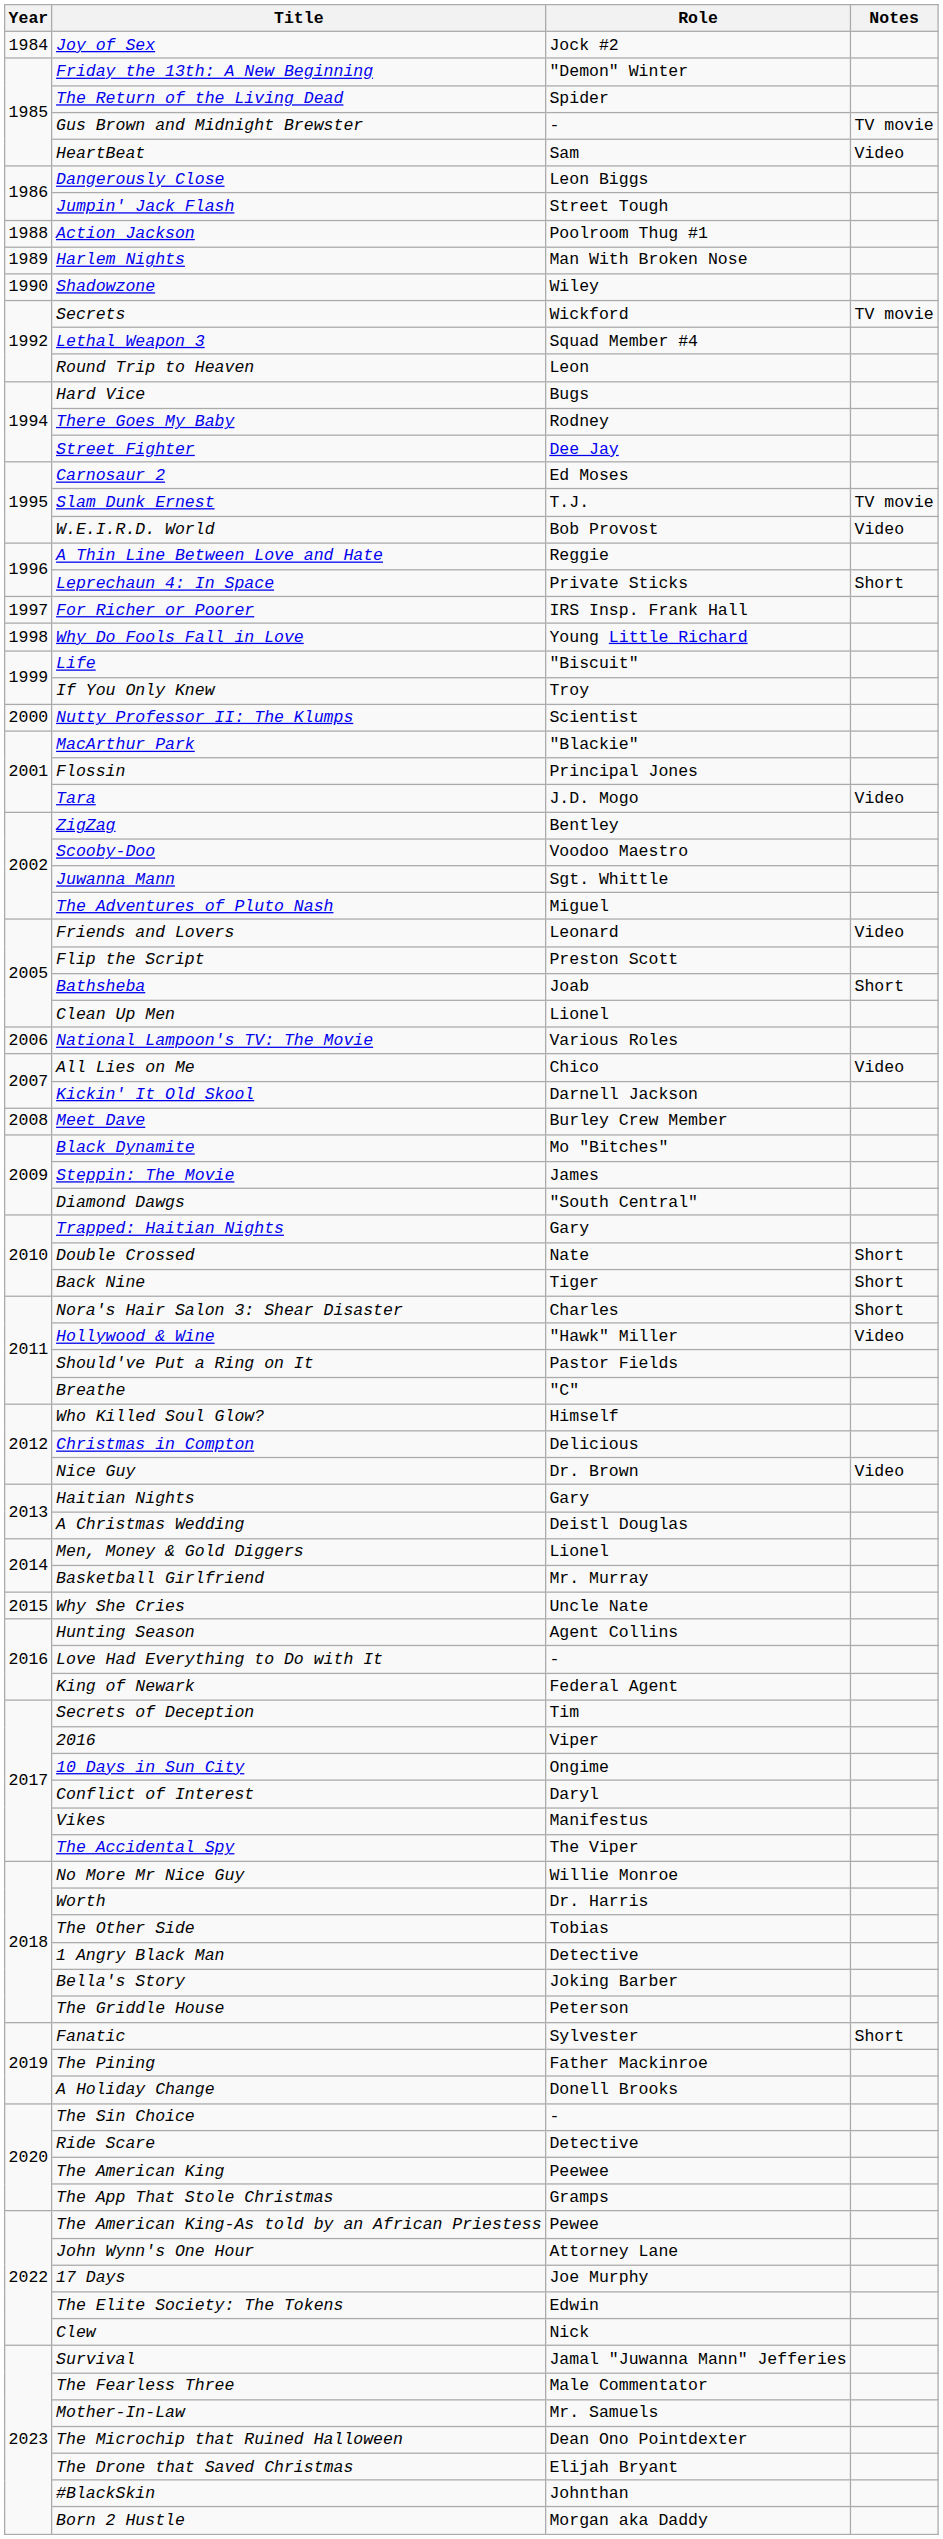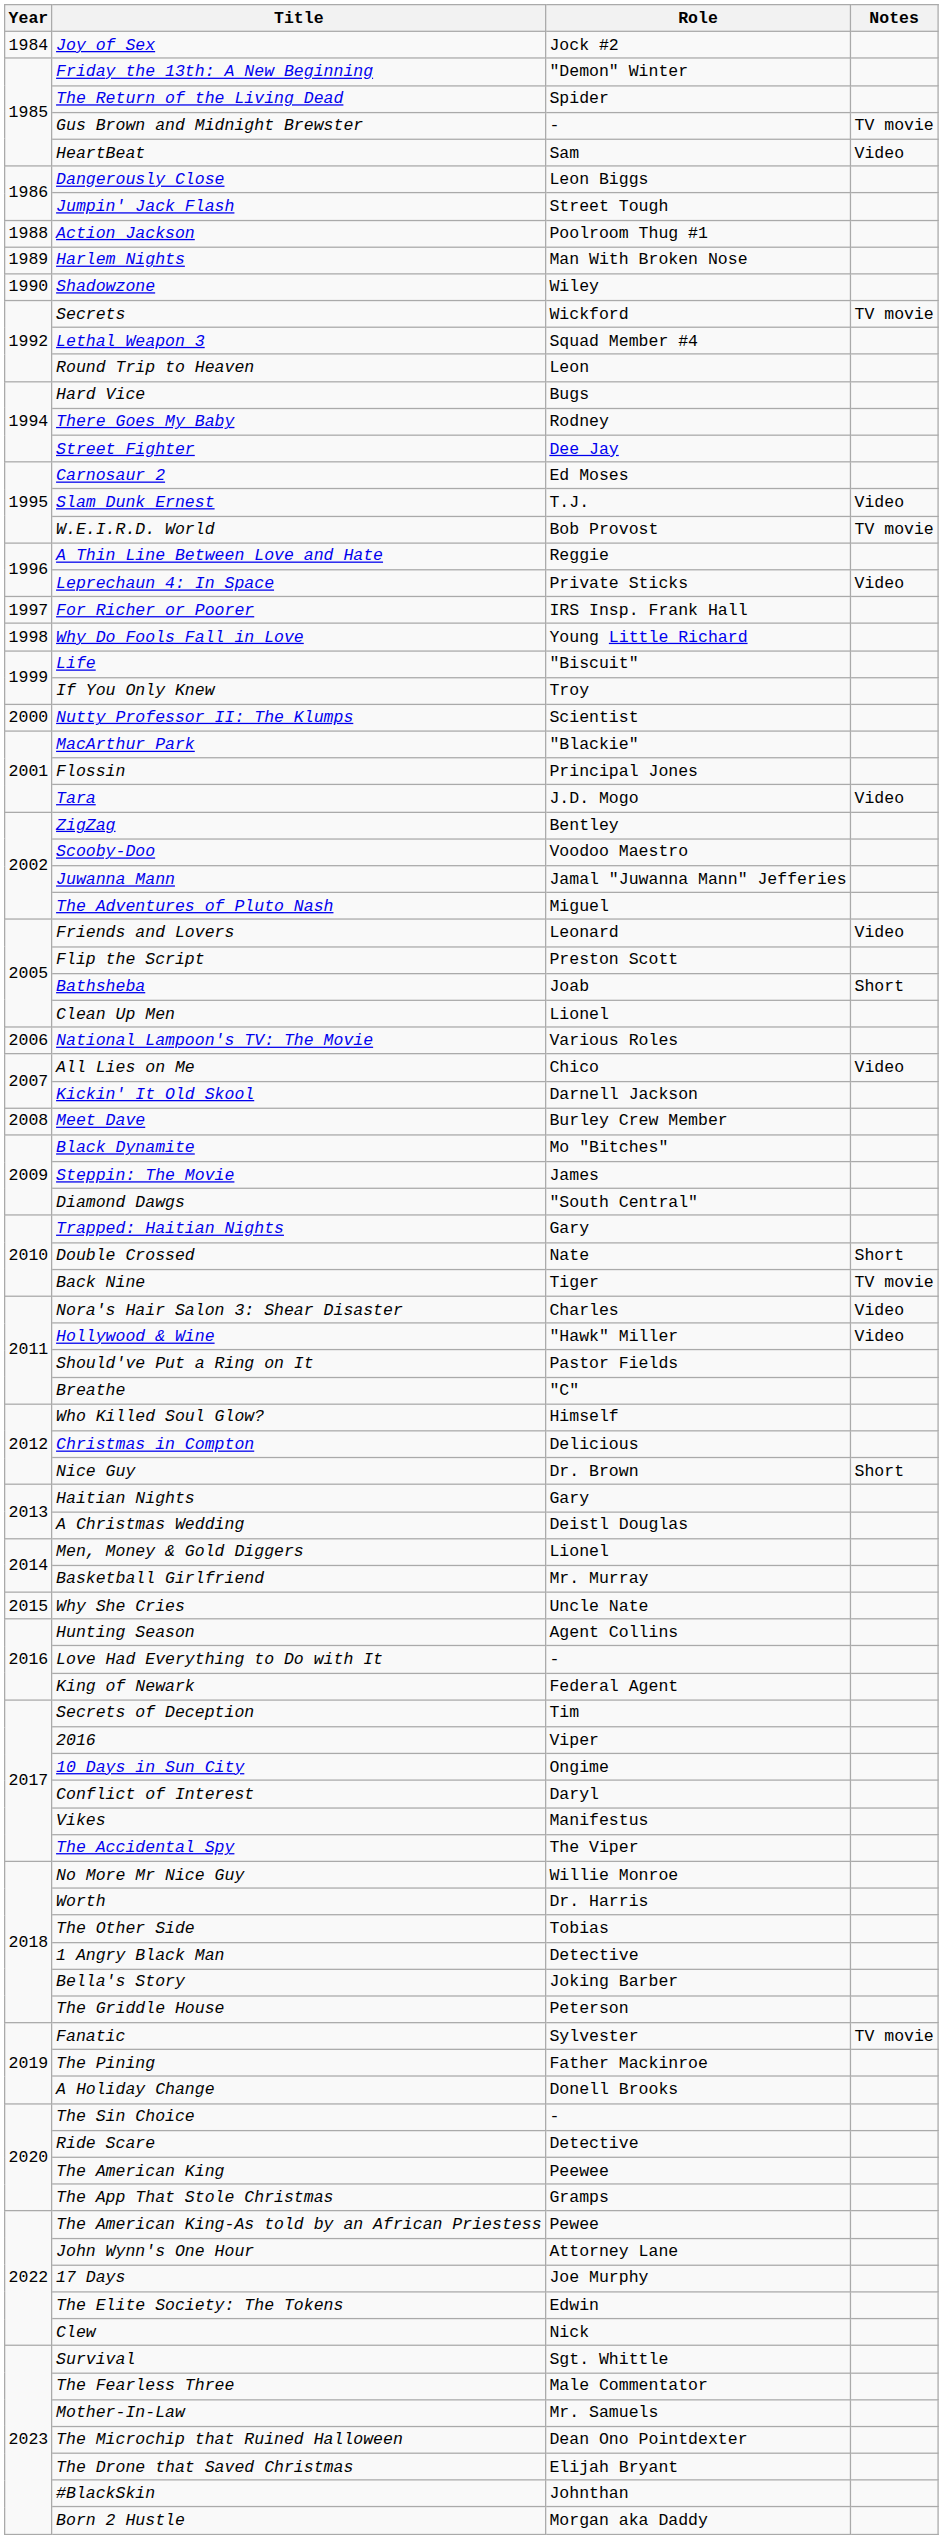(894, 502) TV movie -> (879, 502) Video
(879, 529) Video -> (894, 529) TV movie
(879, 583) Short -> (879, 583) Video
(609, 879) Sgt. Whittle -> (698, 879) Jamal "Juwanna Mann" Jefferies
(879, 1283) Short -> (894, 1283) TV movie
(879, 1310) Short -> (879, 1310) Video
(879, 1471) Video -> (879, 1471) Short
(879, 2036) Short -> (894, 2036) TV movie
(698, 2359) Jamal "Juwanna Mann" Jefferies -> (609, 2359) Sgt. Whittle
